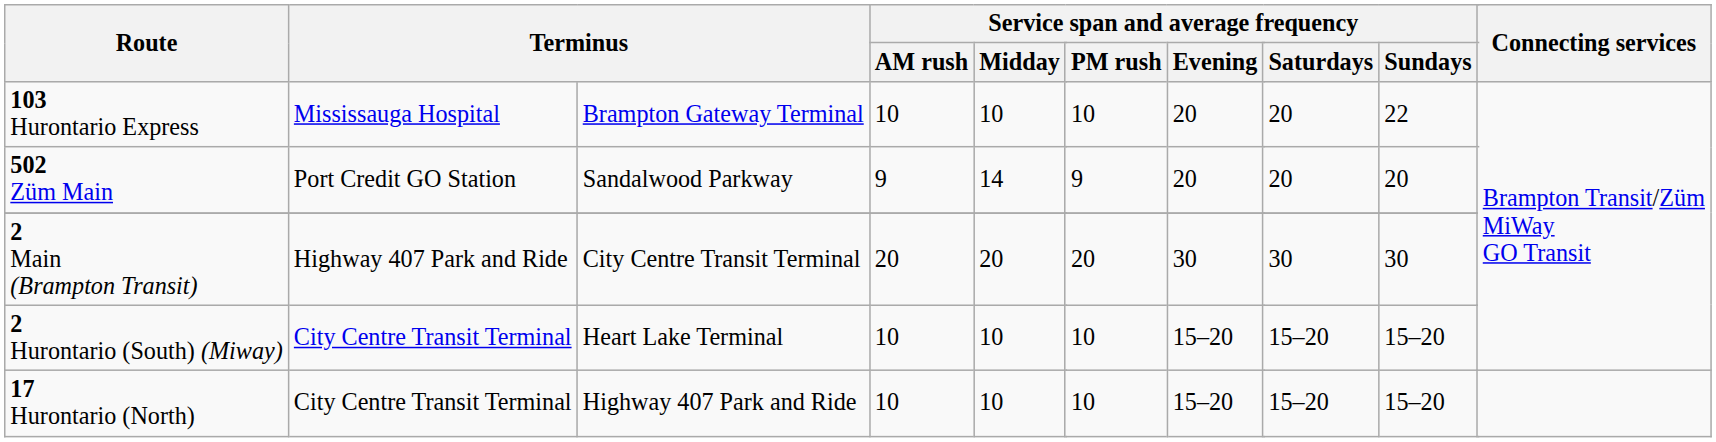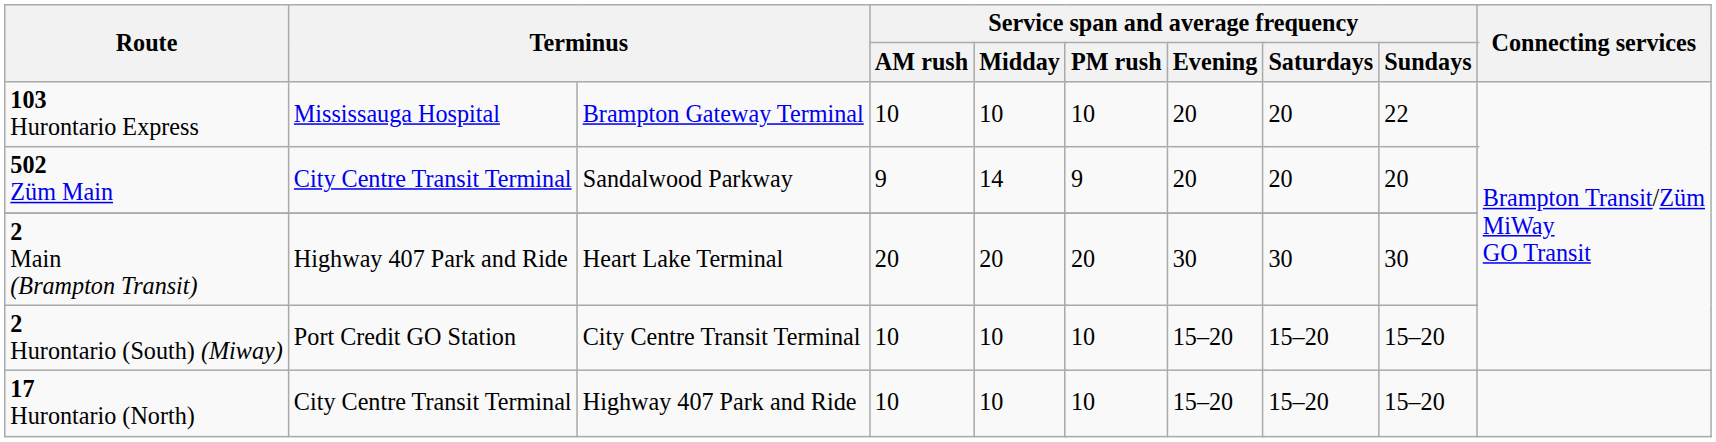(405, 179) Port Credit GO Station -> (433, 179) City Centre Transit Terminal
(722, 258) City Centre Transit Terminal -> (683, 258) Heart Lake Terminal
(433, 337) City Centre Transit Terminal -> (405, 337) Port Credit GO Station
(683, 337) Heart Lake Terminal -> (722, 337) City Centre Transit Terminal
